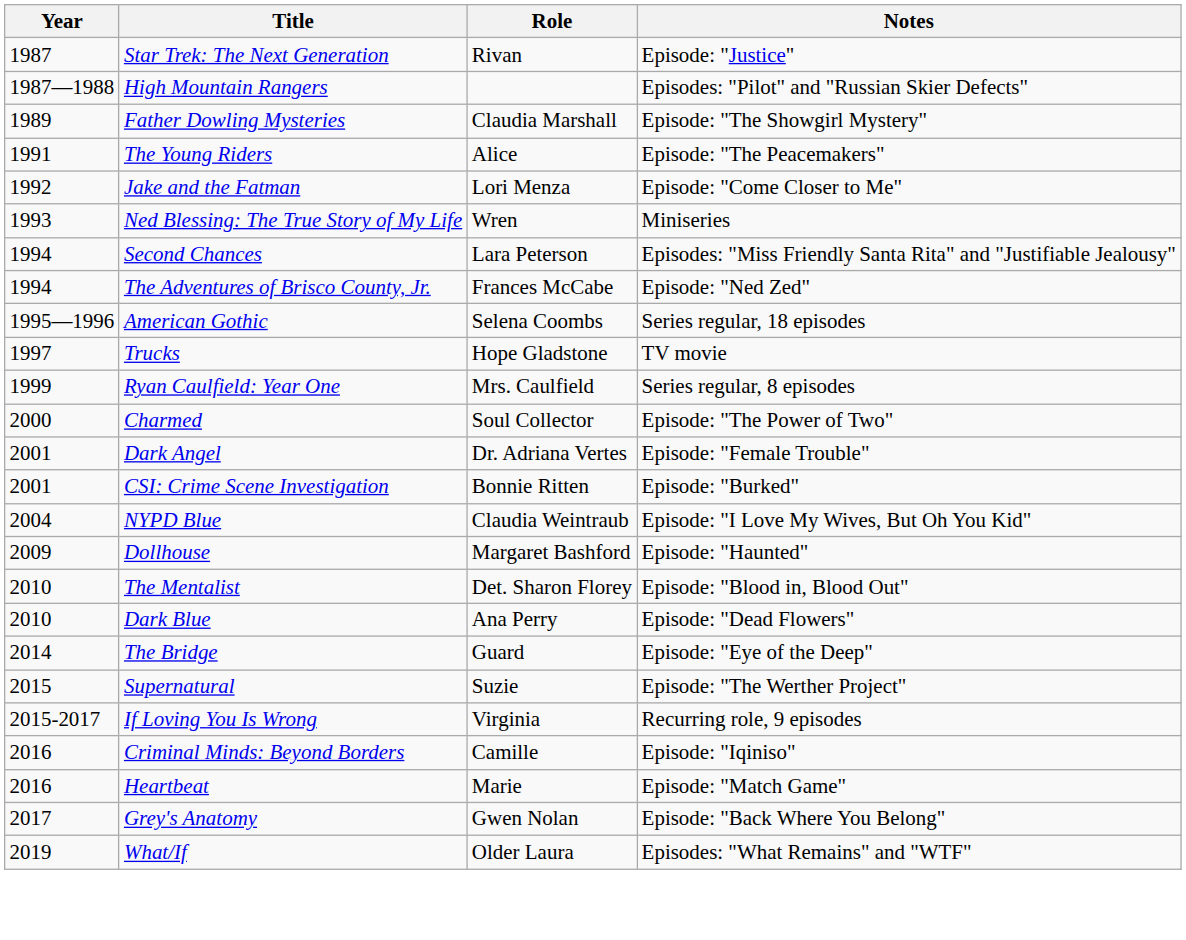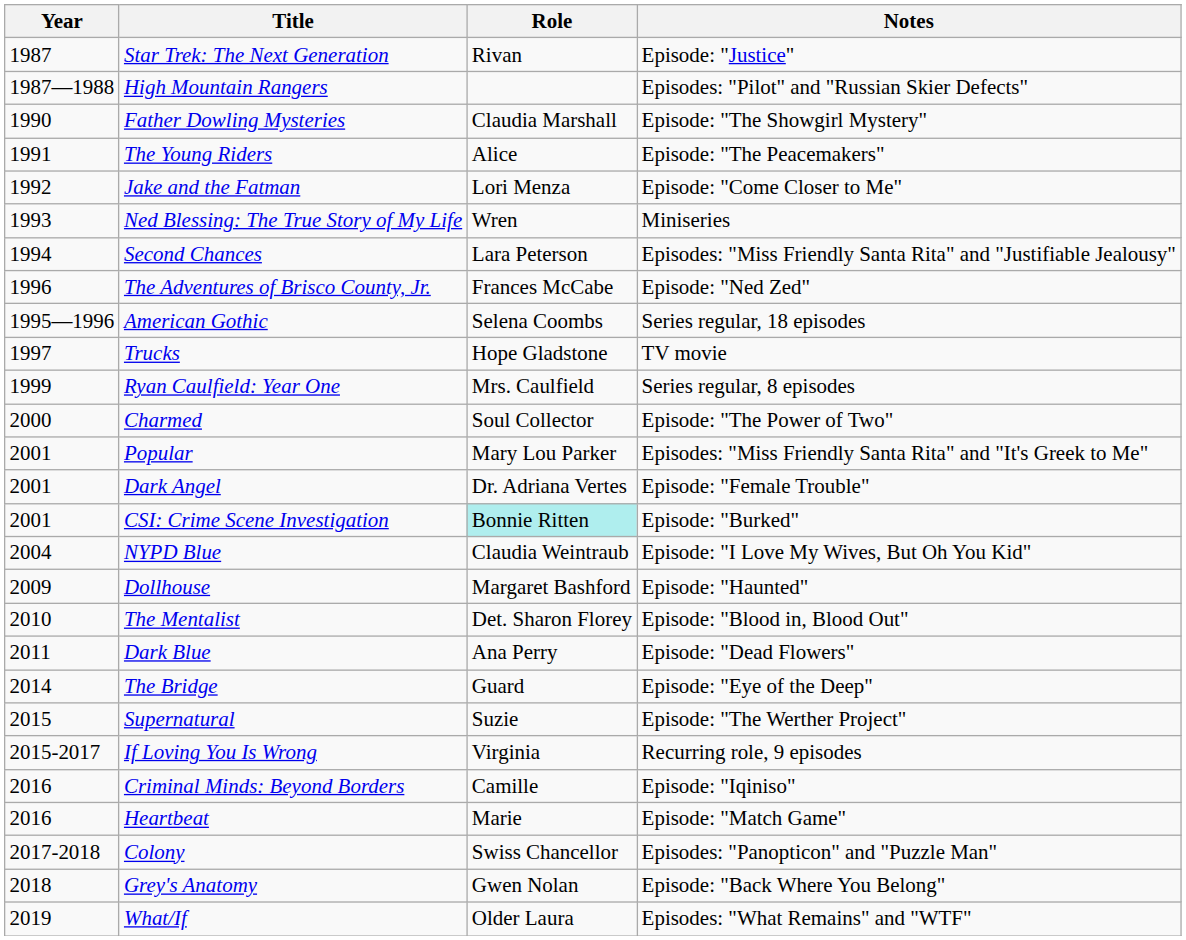(30, 120) 1989 -> (30, 120) 1990
(30, 287) 1994 -> (30, 287) 1996
+ row: (158, 453)
(530, 486) no background -> (530, 519) paleturquoise background
(30, 619) 2010 -> (30, 652) 2011
+ row: (154, 852)
(30, 818) 2017 -> (30, 885) 2018
